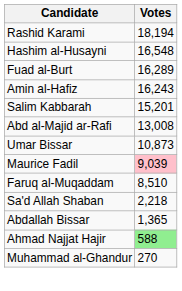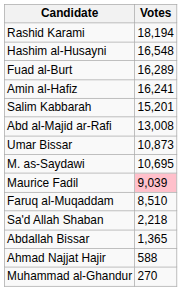(156, 88) 16,243 -> (156, 88) 16,241
+ row: (46, 164)
(147, 239) lightgreen background -> (147, 257) no background
